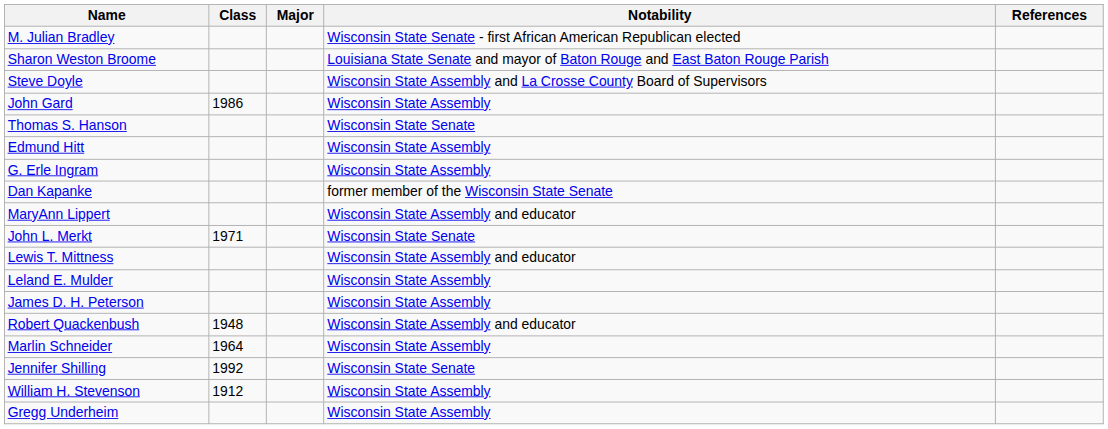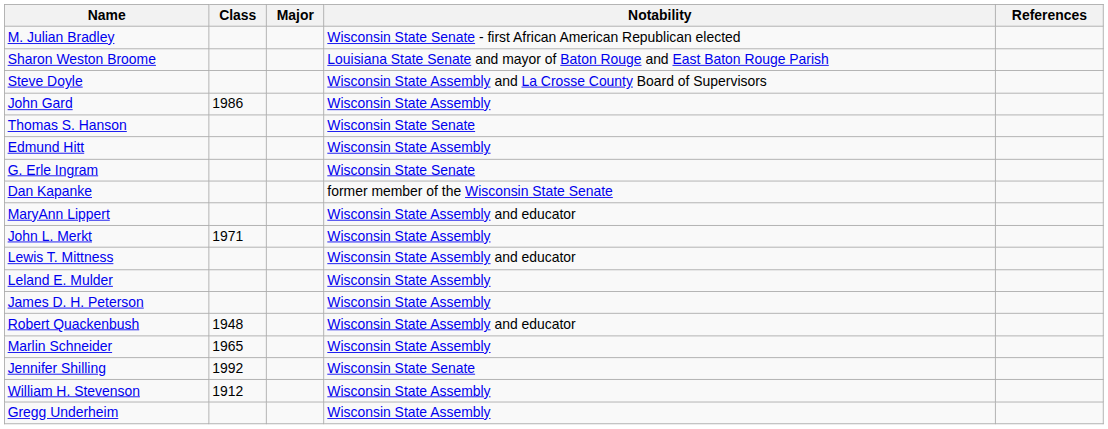(409, 170) Wisconsin State Assembly -> (401, 170) Wisconsin State Senate
(401, 236) Wisconsin State Senate -> (409, 236) Wisconsin State Assembly
(228, 346) 1964 -> (228, 346) 1965
